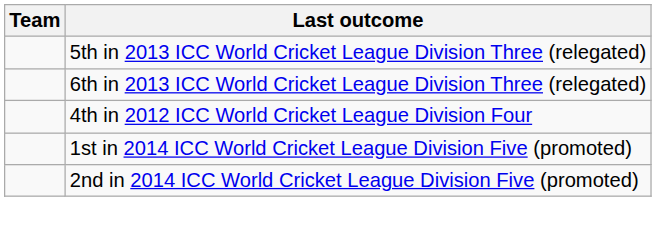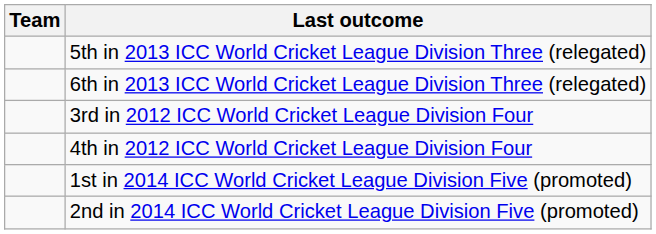+ row: (301, 116)
